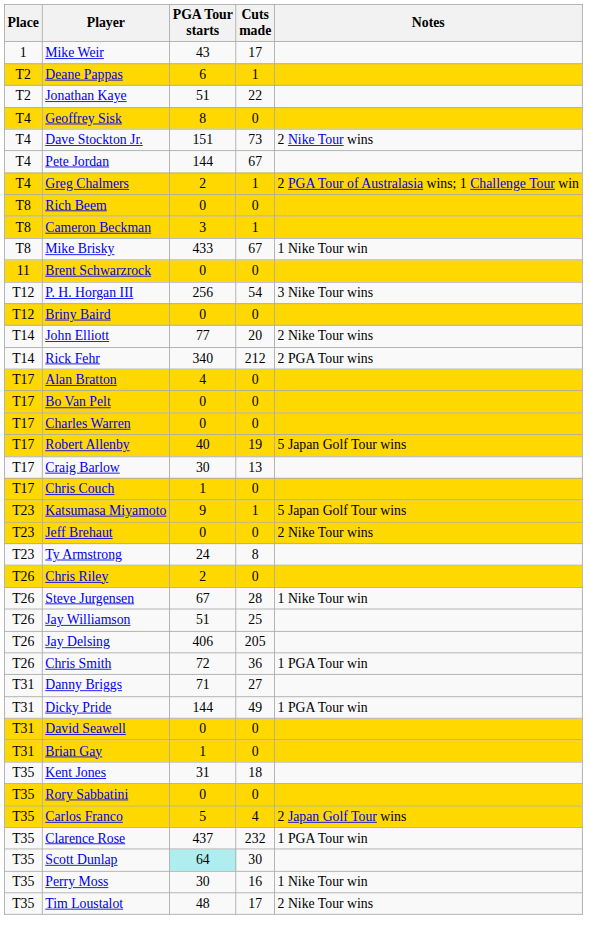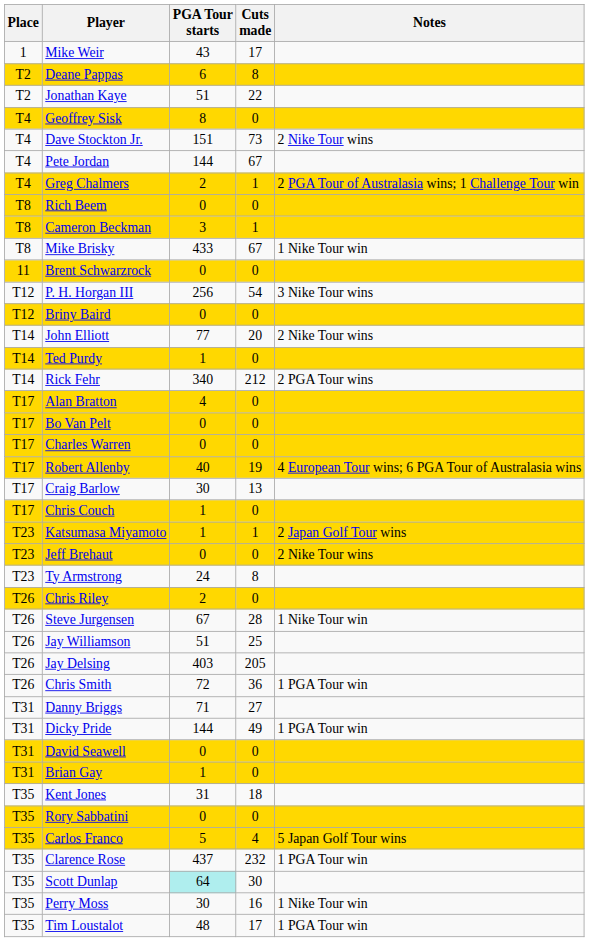(255, 74) 1 -> (255, 74) 8
+ row: (74, 358)
(342, 445) 5 Japan Golf Tour wins -> (429, 467) 4 European Tour wins; 6 PGA Tour of Australasia wins
(203, 510) 9 -> (203, 532) 1
(342, 510) 5 Japan Golf Tour wins -> (342, 532) 2 Japan Golf Tour wins
(203, 641) 406 -> (203, 663) 403
(342, 816) 2 Japan Golf Tour wins -> (342, 838) 5 Japan Golf Tour wins
(325, 903) 2 Nike Tour wins -> (323, 925) 1 PGA Tour win
